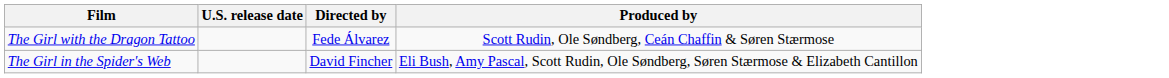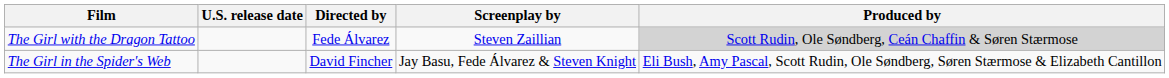+ column: (517, 15)
(658, 38) no background -> (902, 38) lightgrey background
